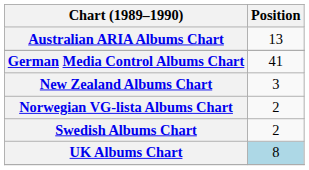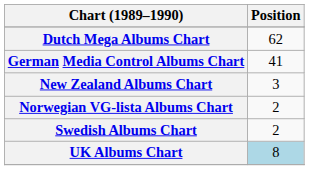- row: (126, 38)
+ row: (126, 38)
